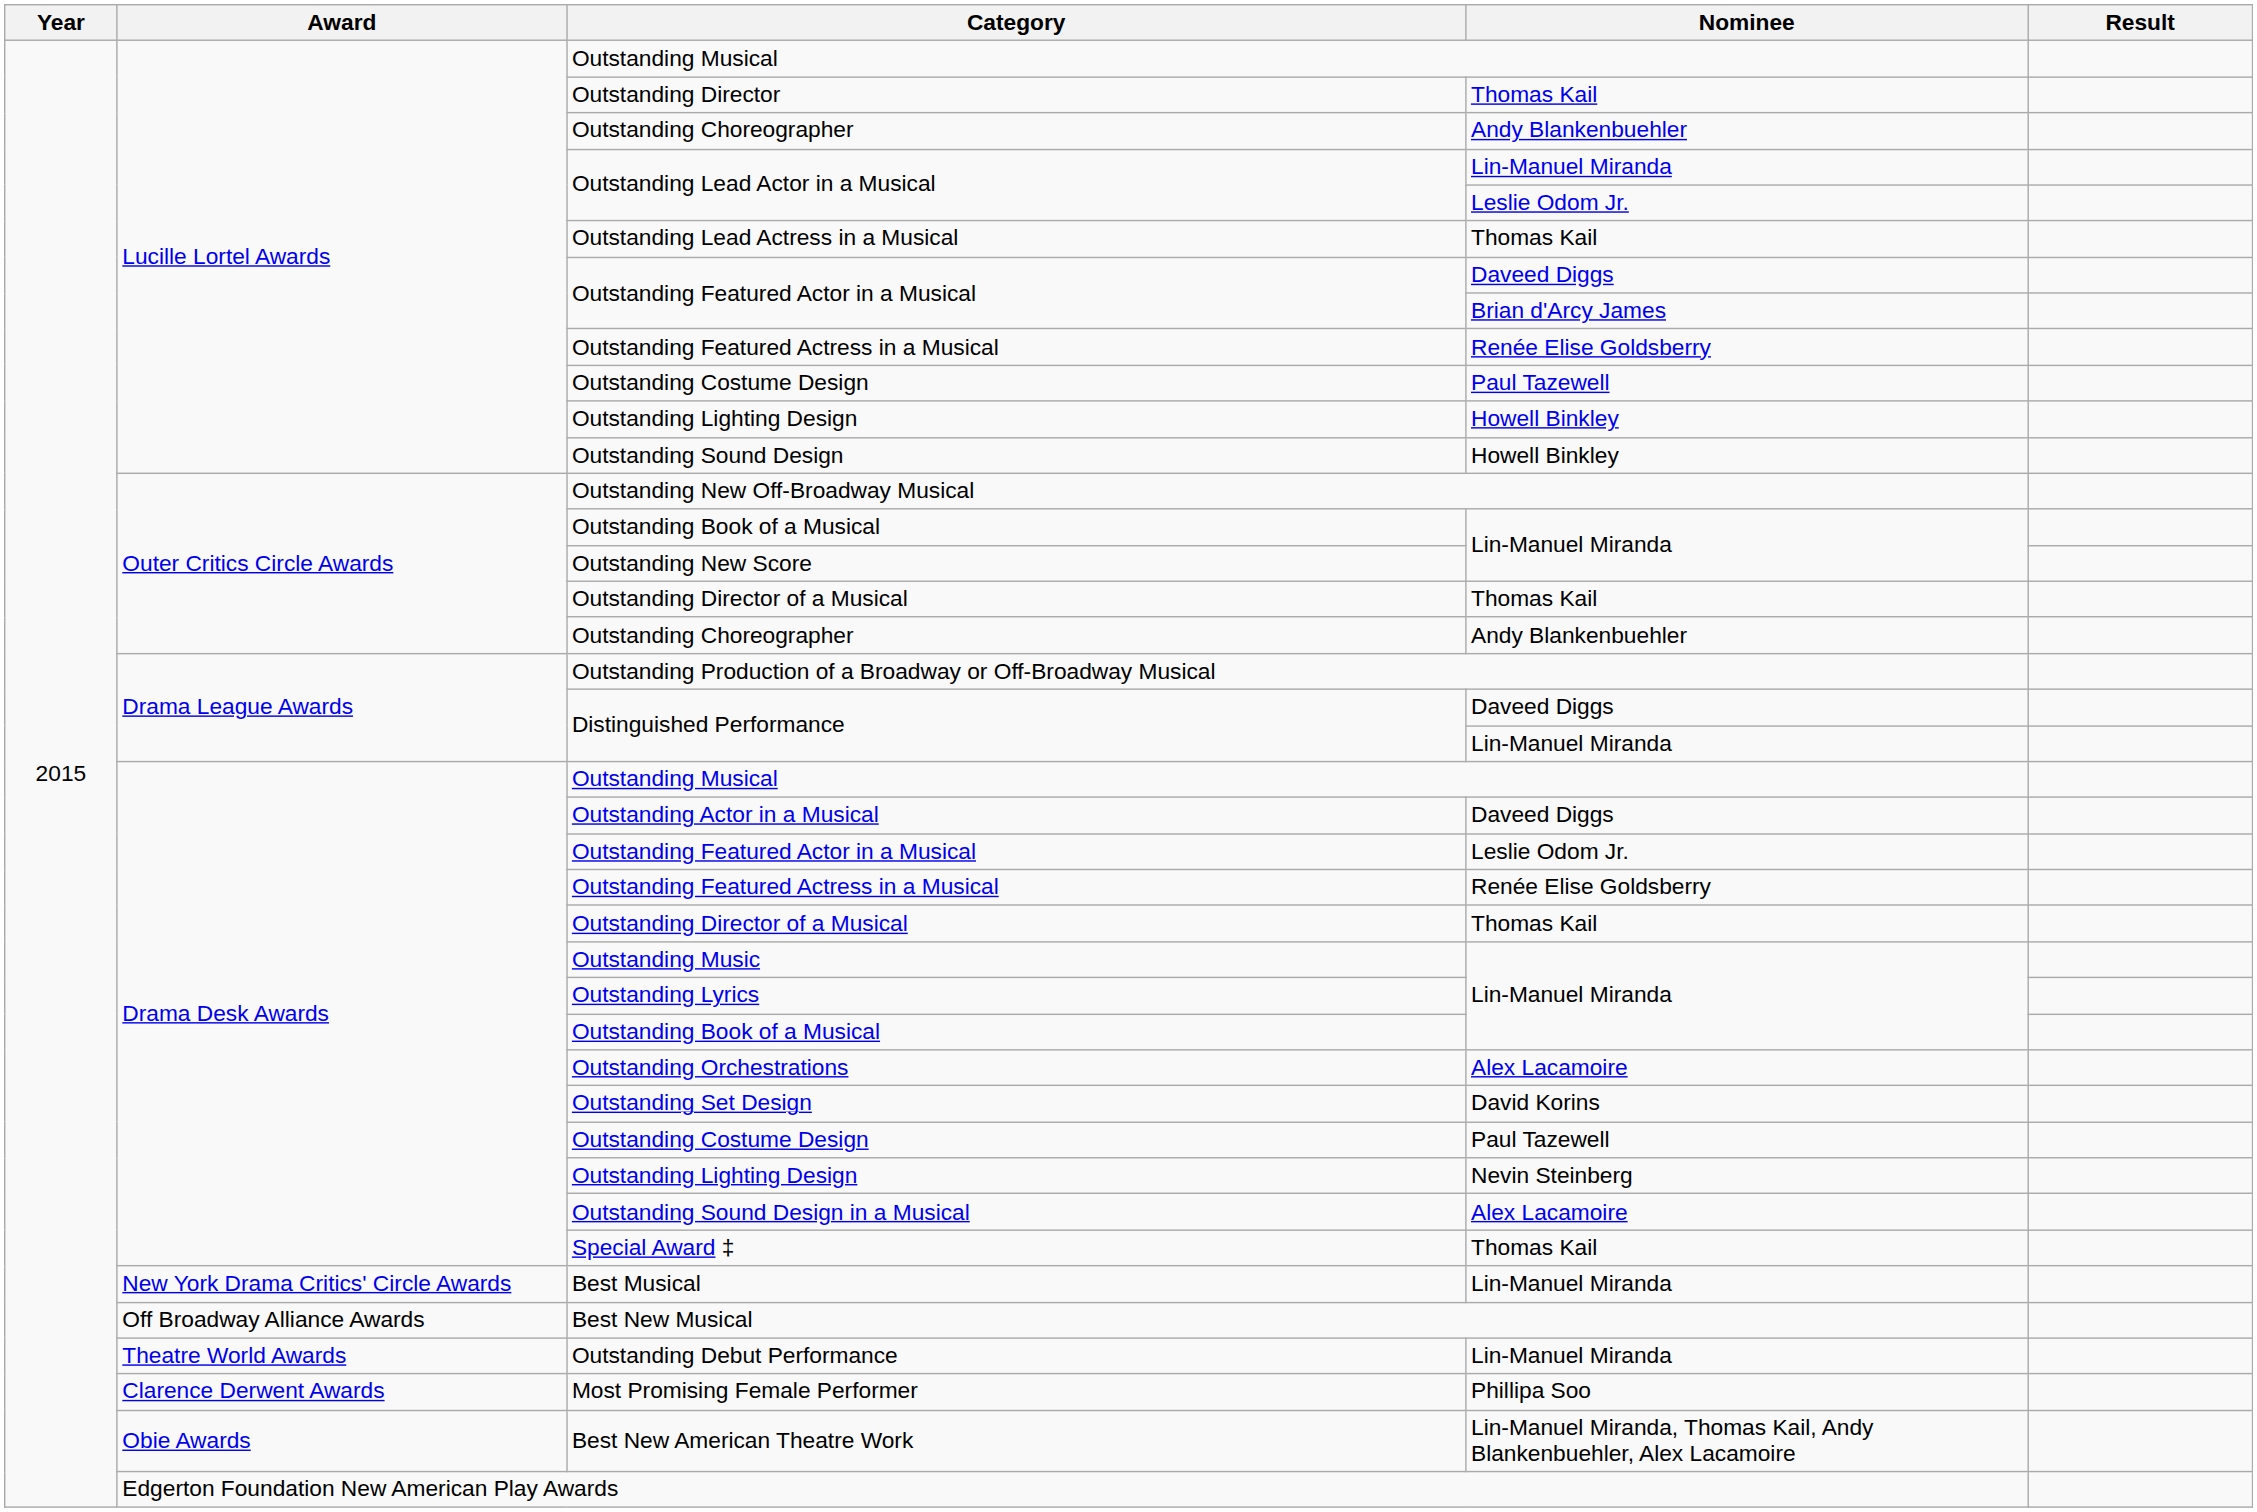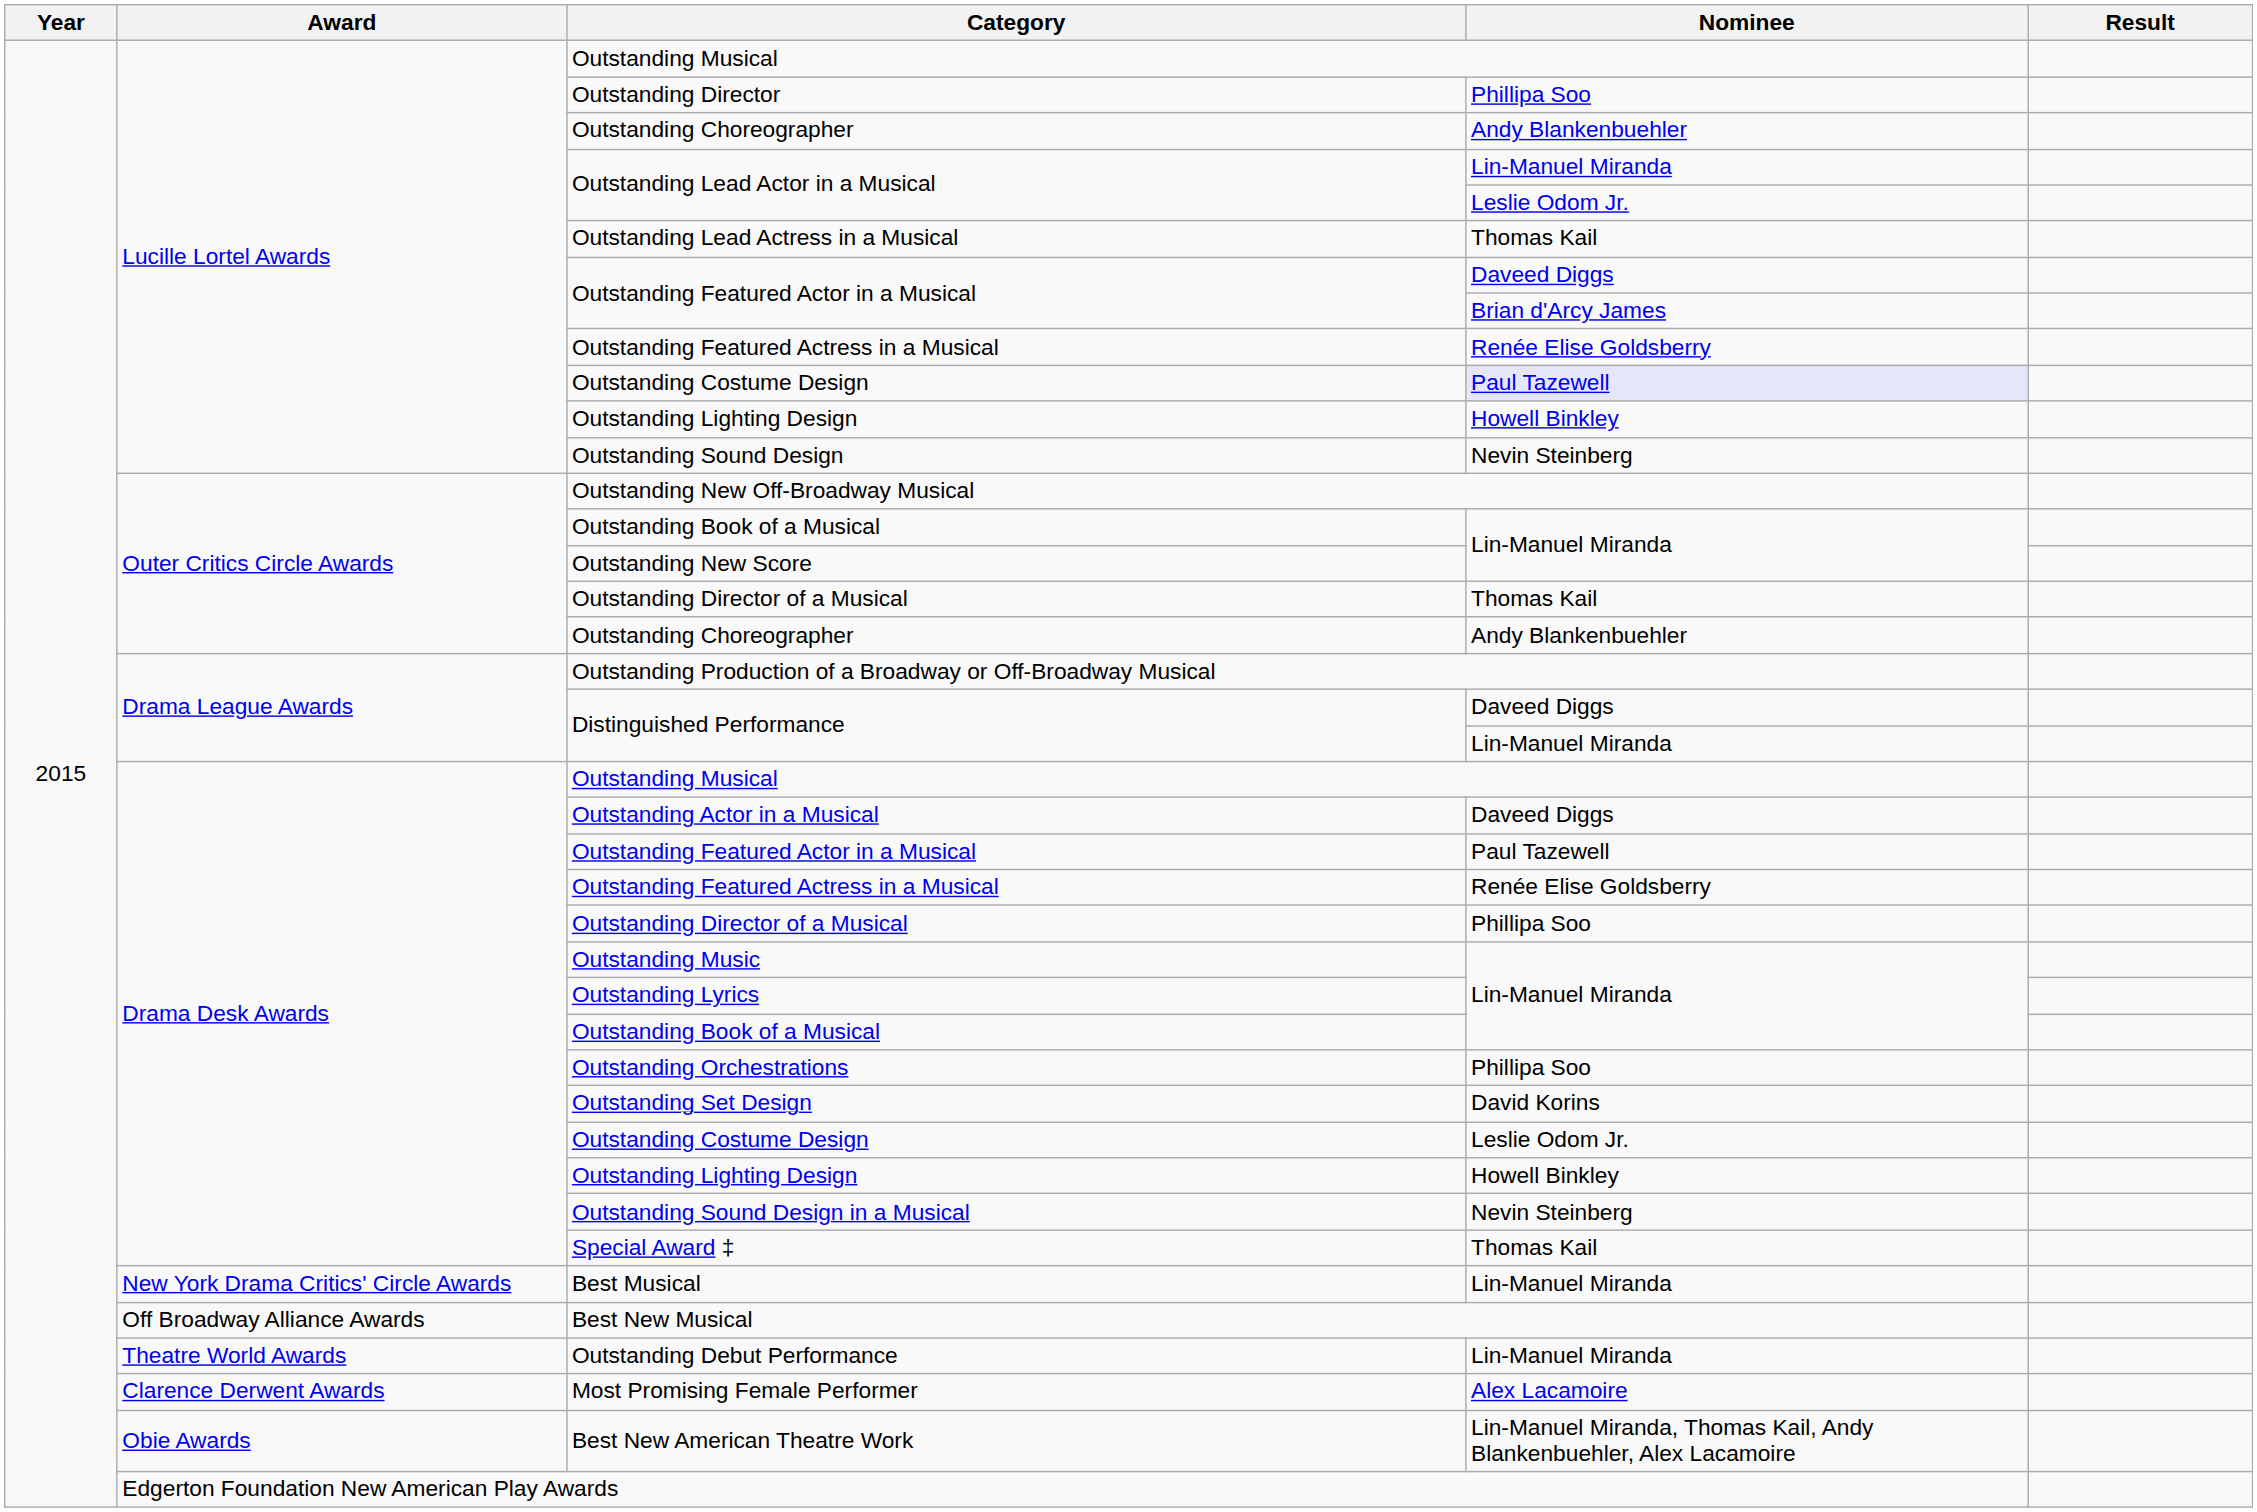(1534, 94) Thomas Kail -> (1531, 94) Phillipa Soo
(1540, 382) no background -> (1540, 382) lavender background
(1545, 454) Howell Binkley -> (1552, 454) Nevin Steinberg
(1550, 851) Leslie Odom Jr. -> (1540, 851) Paul Tazewell
(1534, 923) Thomas Kail -> (1531, 923) Phillipa Soo
(1549, 1067) Alex Lacamoire -> (1531, 1067) Phillipa Soo
(1540, 1139) Paul Tazewell -> (1550, 1139) Leslie Odom Jr.
(1552, 1175) Nevin Steinberg -> (1545, 1175) Howell Binkley
(1549, 1211) Alex Lacamoire -> (1552, 1211) Nevin Steinberg
(1531, 1391) Phillipa Soo -> (1549, 1391) Alex Lacamoire
